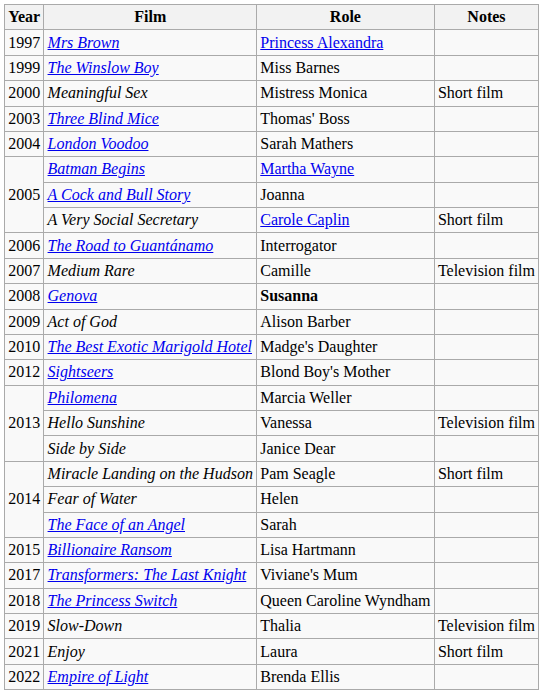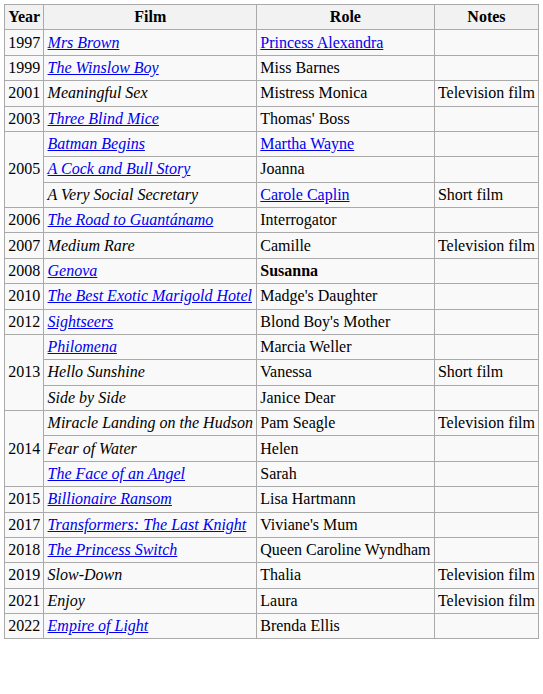(24, 93) 2000 -> (24, 93) 2001
(471, 93) Short film -> (486, 93) Television film
- row: (98, 144)
- row: (82, 321)
(486, 423) Television film -> (471, 372) Short film
(471, 473) Short film -> (486, 423) Television film
(471, 651) Short film -> (486, 600) Television film
